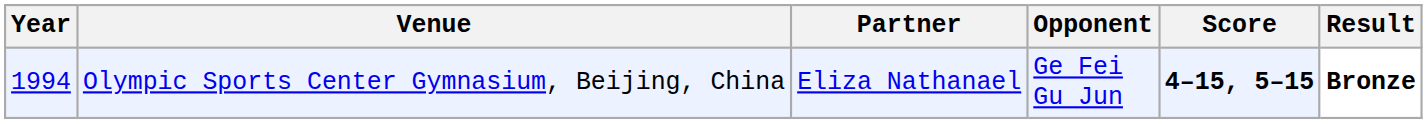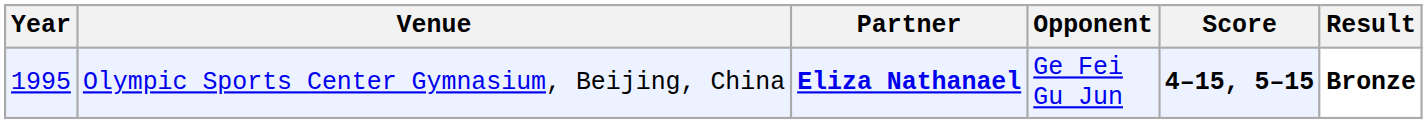(41, 82) 1994 -> (41, 82) 1995
(909, 82) normal -> (909, 82) bold
